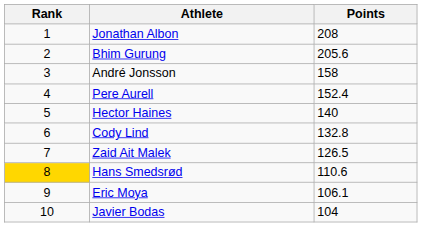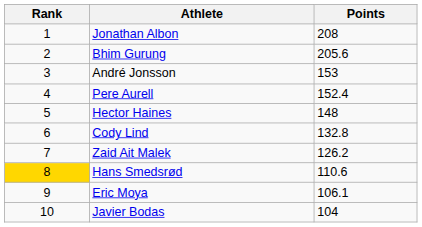(328, 73) 158 -> (328, 73) 153
(328, 113) 140 -> (328, 113) 148
(333, 152) 126.5 -> (333, 152) 126.2
